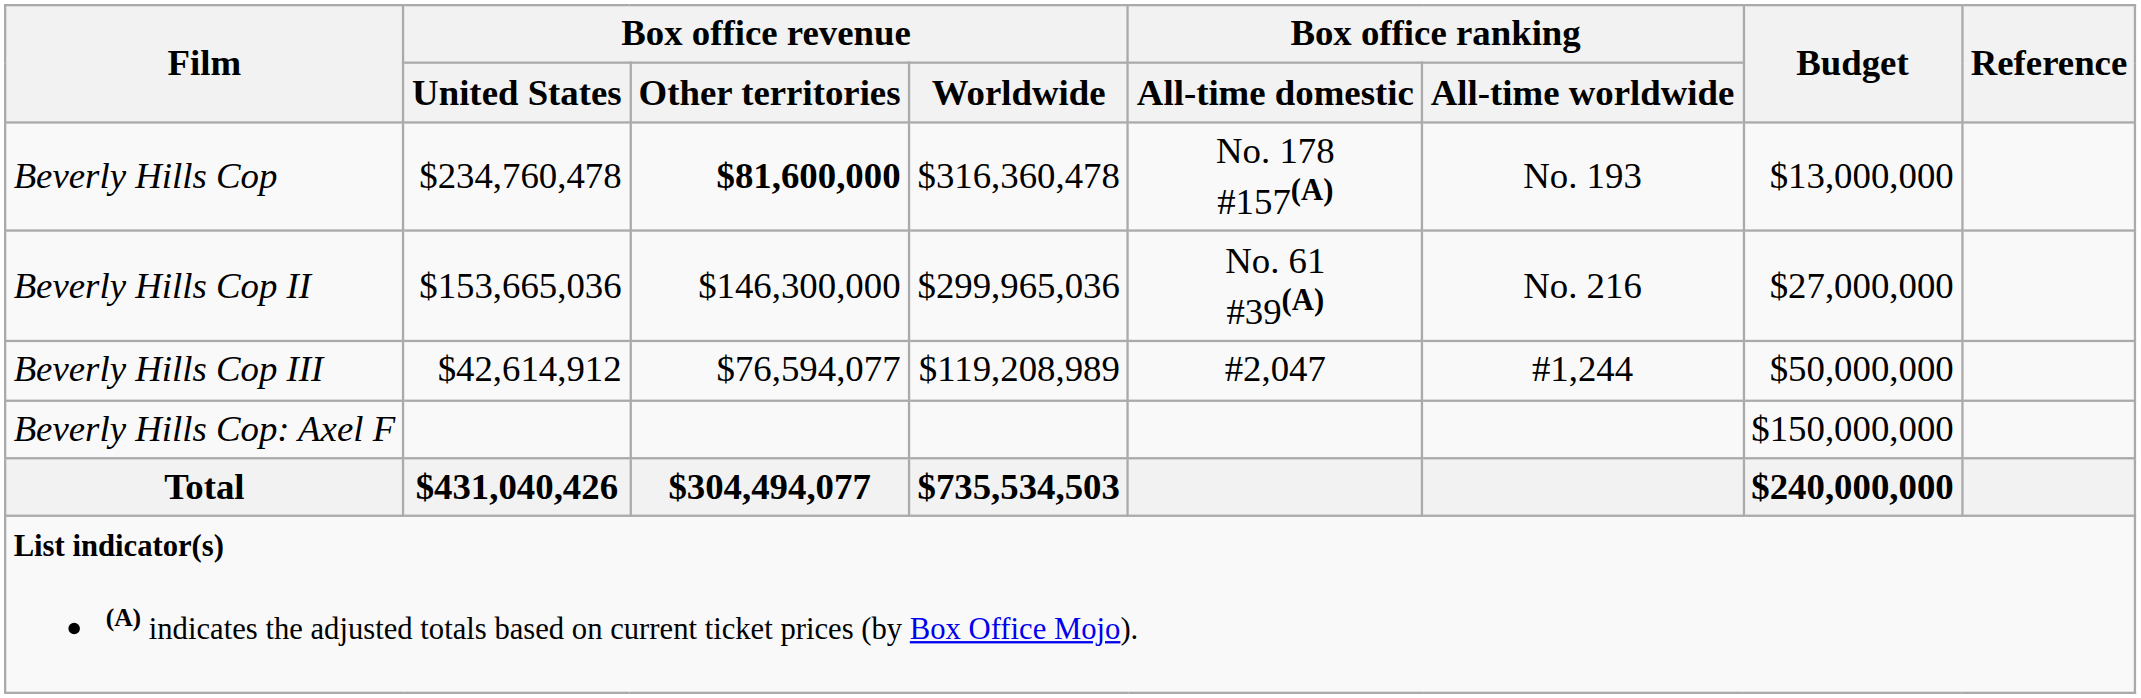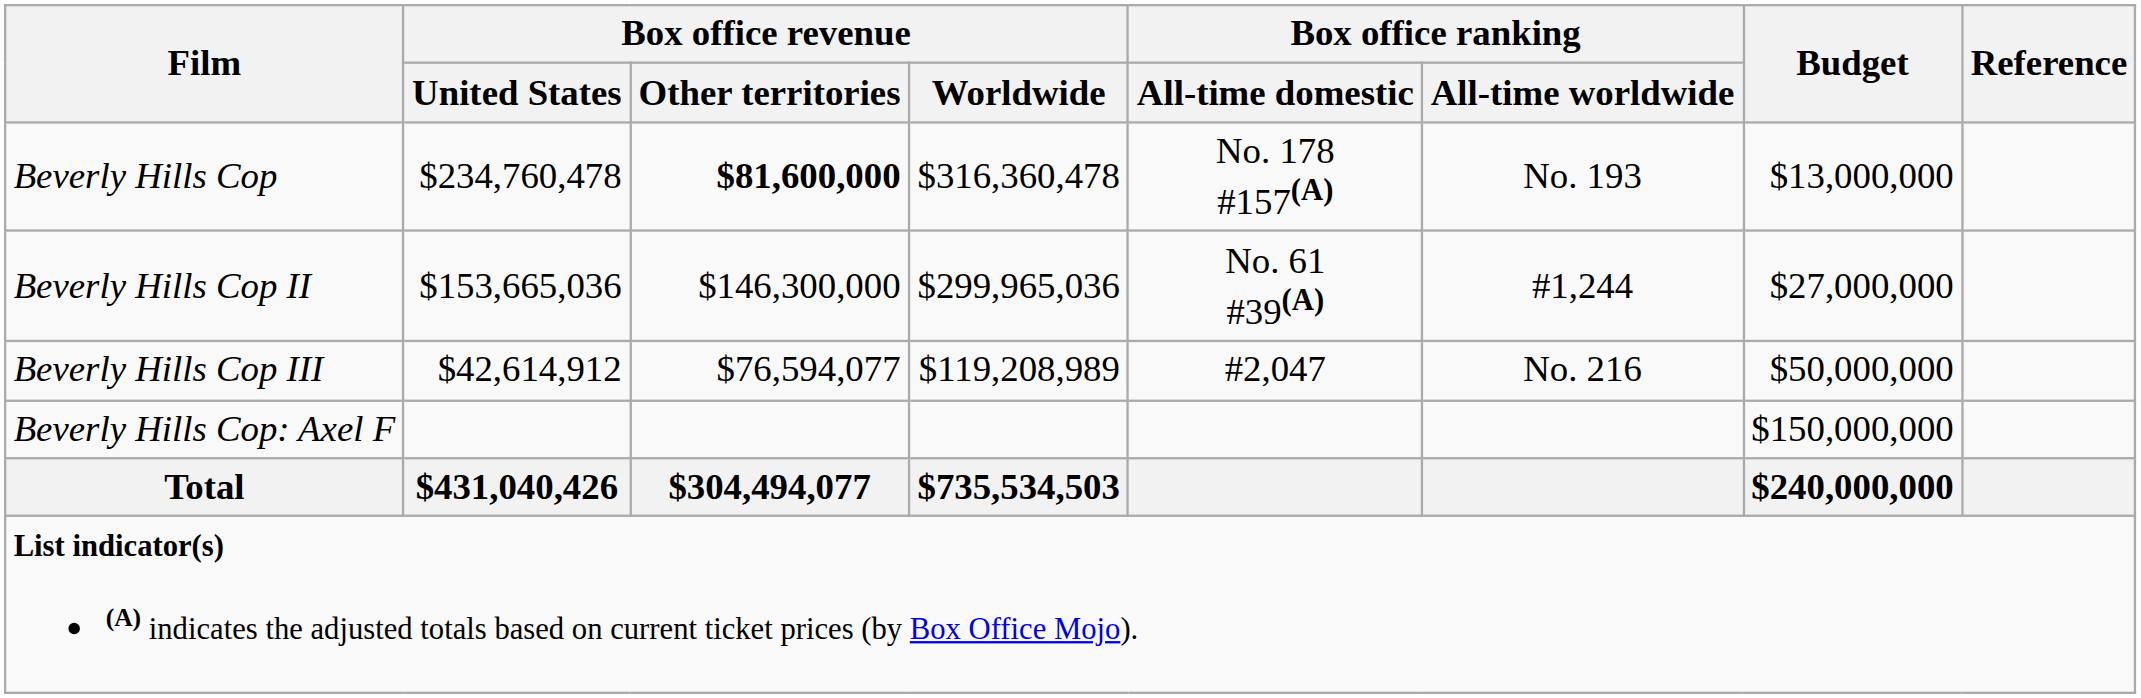(1583, 285) No. 216 -> (1583, 285) #1,244
(1583, 369) #1,244 -> (1583, 369) No. 216
